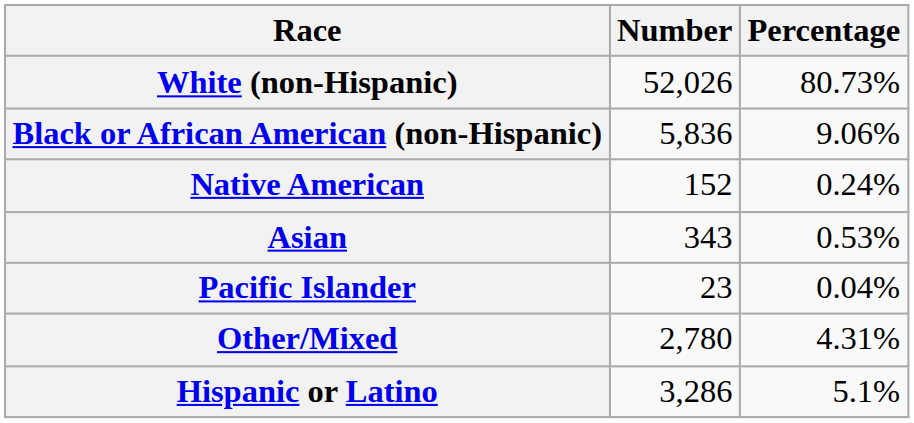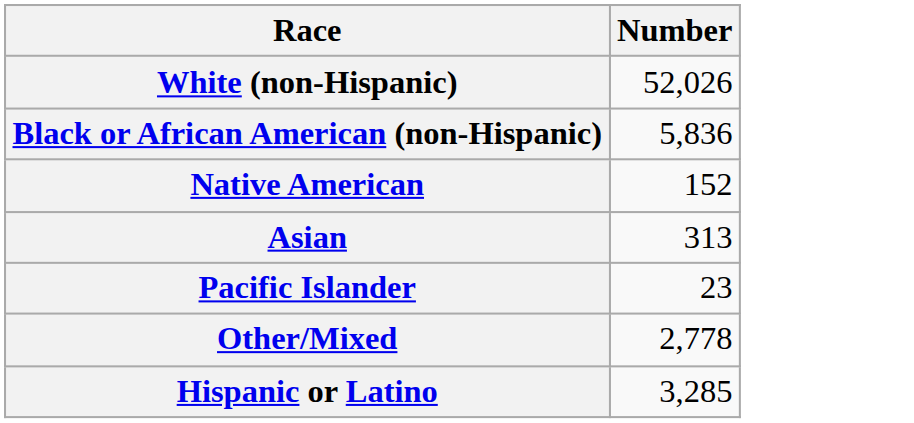- column: (824, 30)
(708, 236) 343 -> (708, 236) 313
(696, 339) 2,780 -> (696, 339) 2,778
(696, 390) 3,286 -> (696, 390) 3,285
